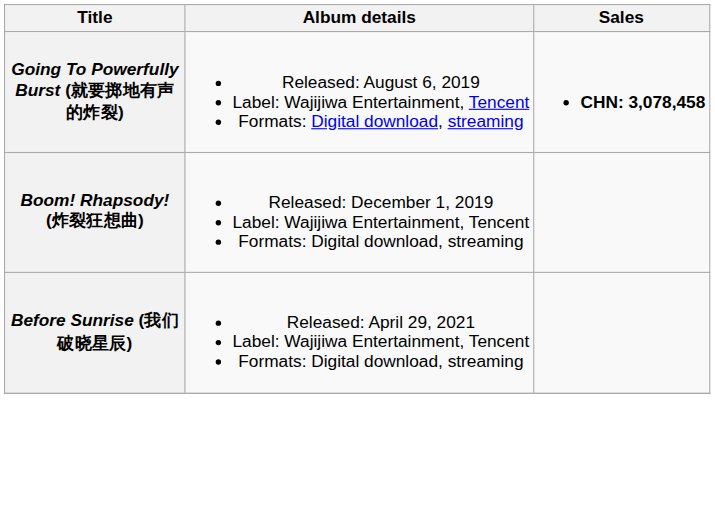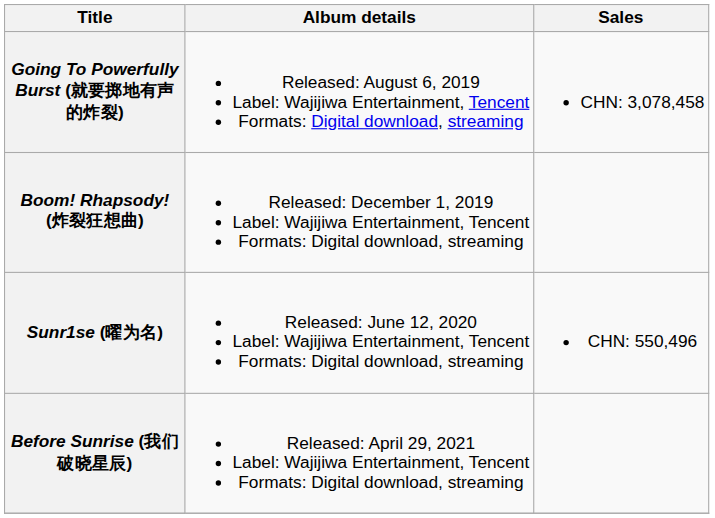(621, 102) bold -> (621, 102) normal
+ row: (95, 332)
